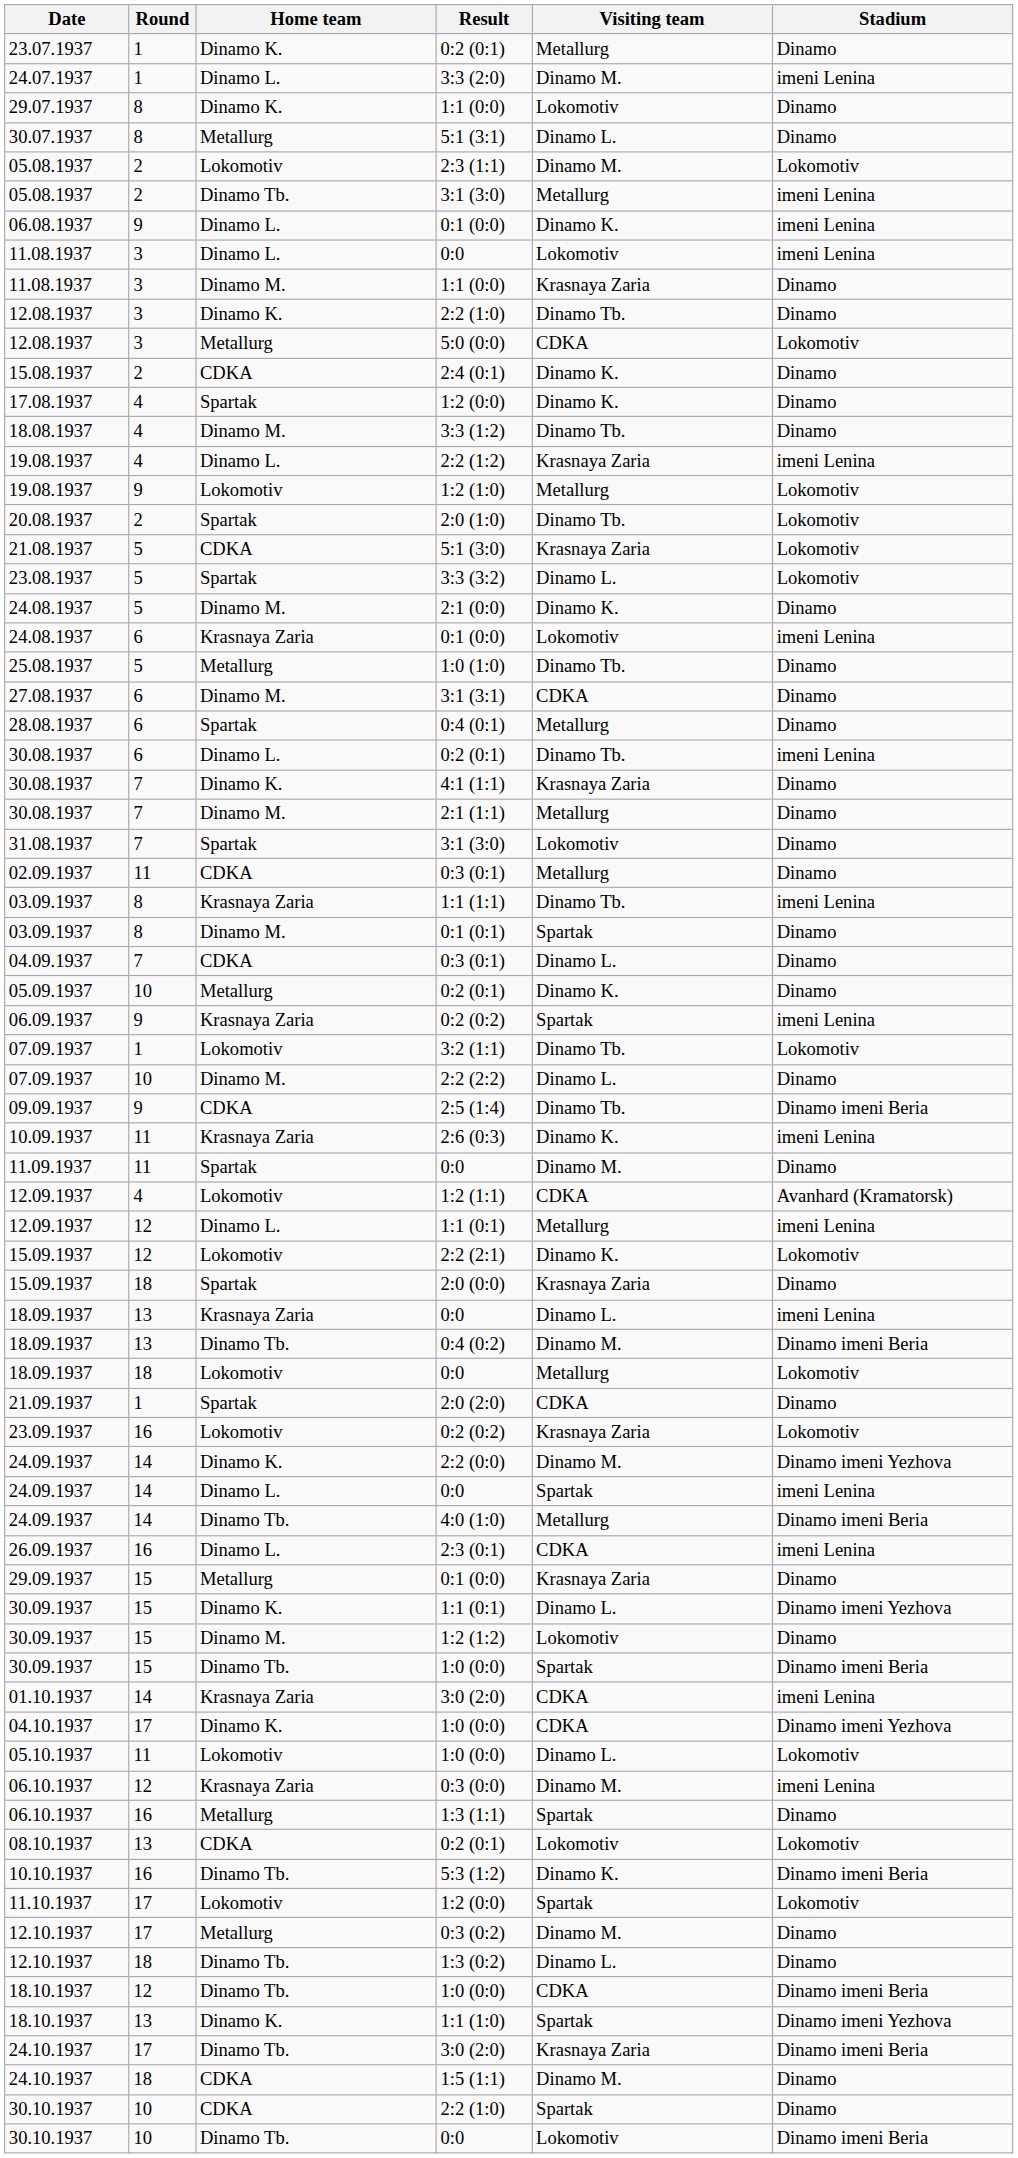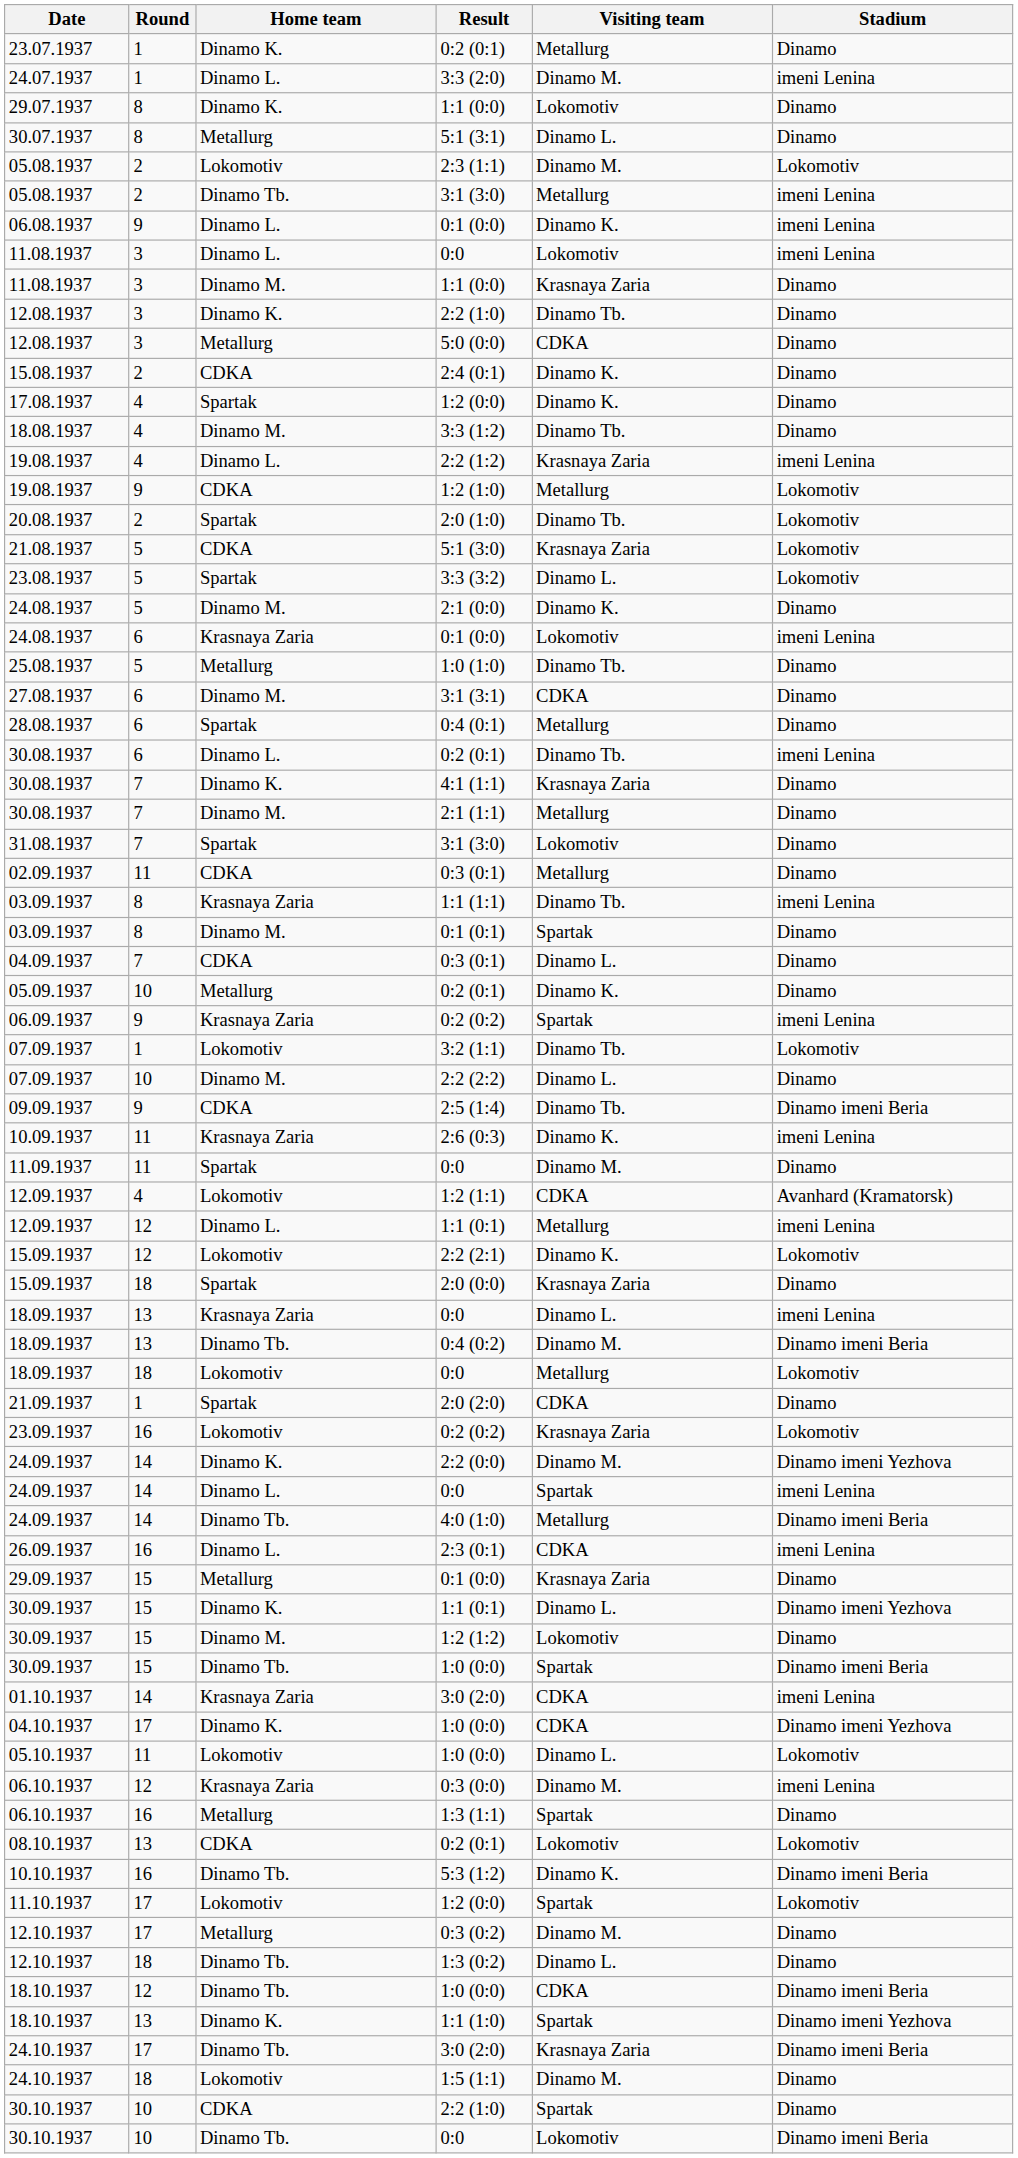(818, 343) Lokomotiv -> (807, 343) Dinamo
(241, 490) Lokomotiv -> (226, 490) CDKA
(226, 2079) CDKA -> (241, 2079) Lokomotiv
